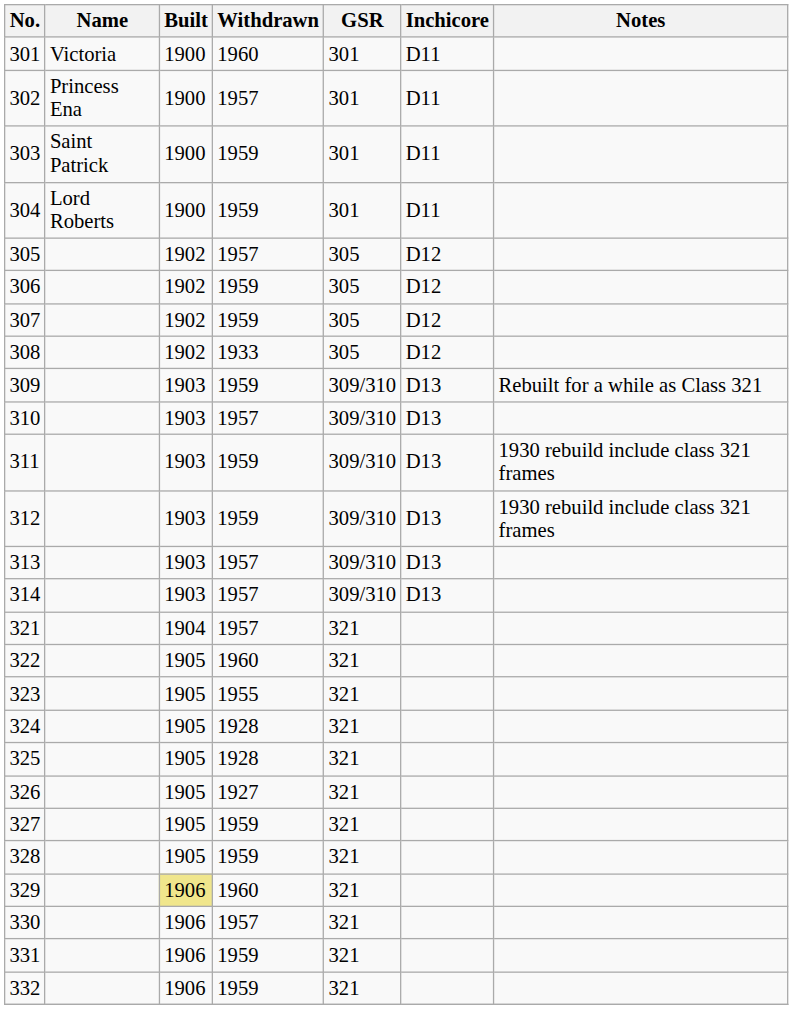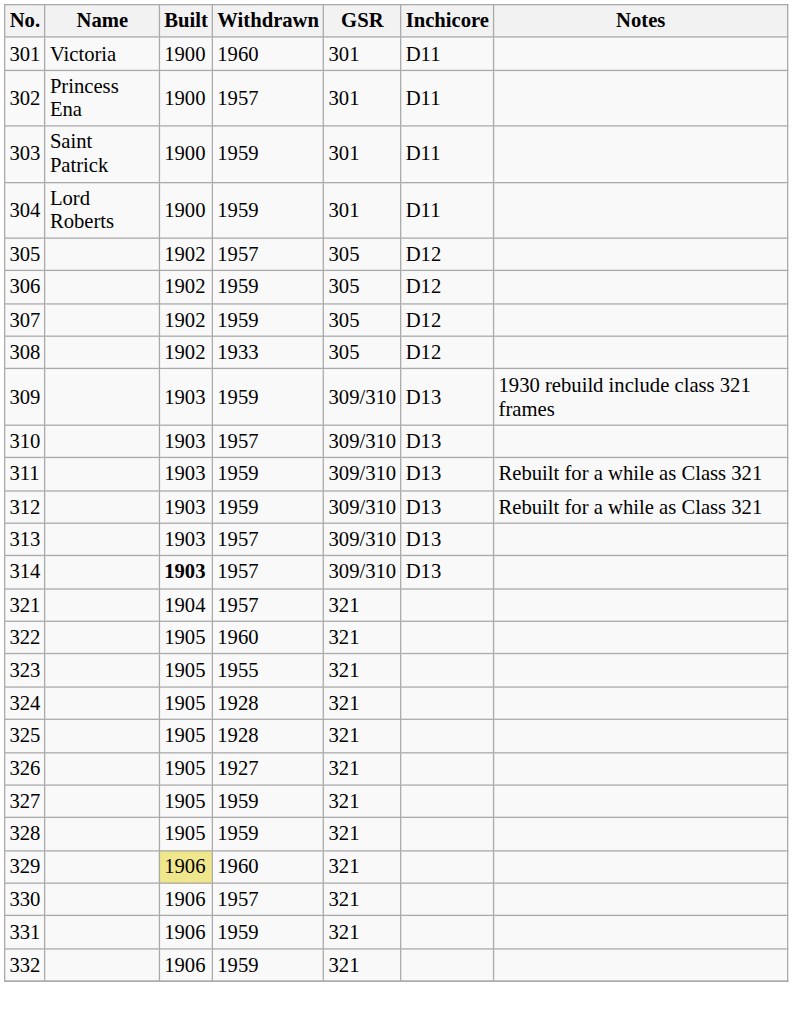(630, 385) Rebuilt for a while as Class 321 -> (625, 396) 1930 rebuild include class 321 frames
(625, 462) 1930 rebuild include class 321 frames -> (630, 473) Rebuilt for a while as Class 321
(625, 518) 1930 rebuild include class 321 frames -> (630, 506) Rebuilt for a while as Class 321
(185, 595) normal -> (185, 572) bold
